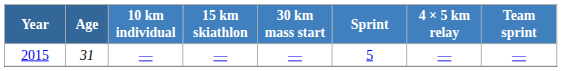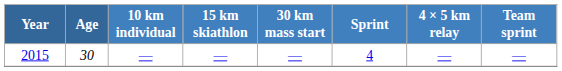(87, 55) 31 -> (87, 55) 30
(370, 55) 5 -> (370, 55) 4
